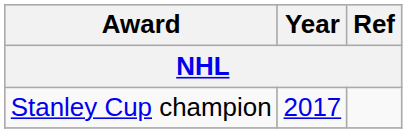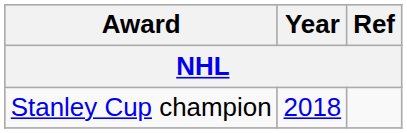(312, 107) 2017 -> (312, 107) 2018
